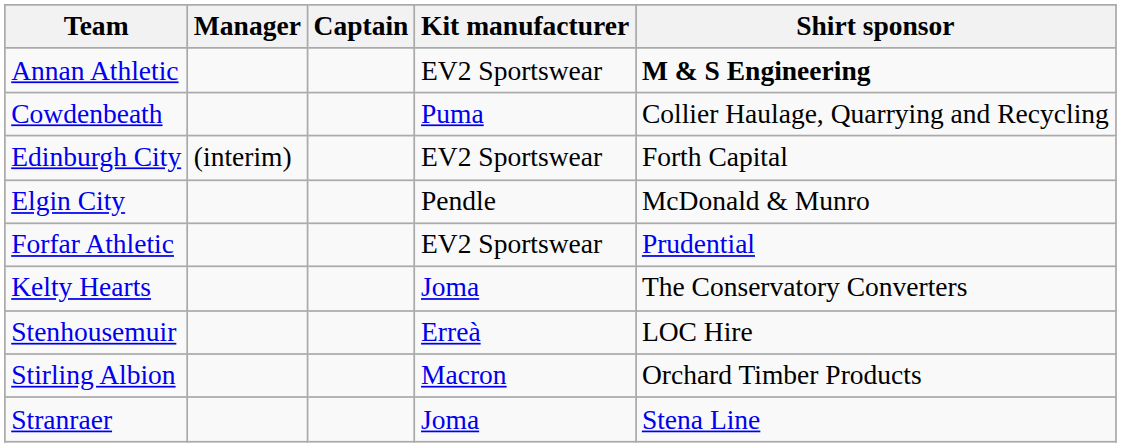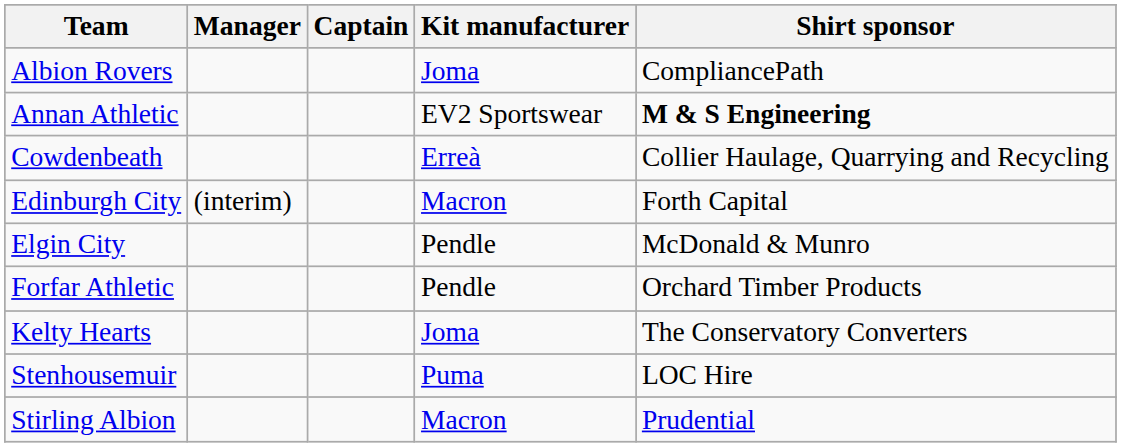+ row: (92, 69)
(452, 113) Puma -> (451, 157) Erreà
(512, 157) EV2 Sportswear -> (464, 200) Macron
(512, 244) EV2 Sportswear -> (458, 288) Pendle
(698, 244) Prudential -> (782, 288) Orchard Timber Products
(451, 331) Erreà -> (452, 375) Puma
(782, 375) Orchard Timber Products -> (698, 419) Prudential
- row: (62, 419)
